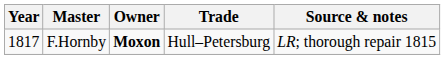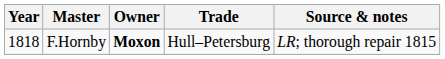(24, 41) 1817 -> (24, 41) 1818
